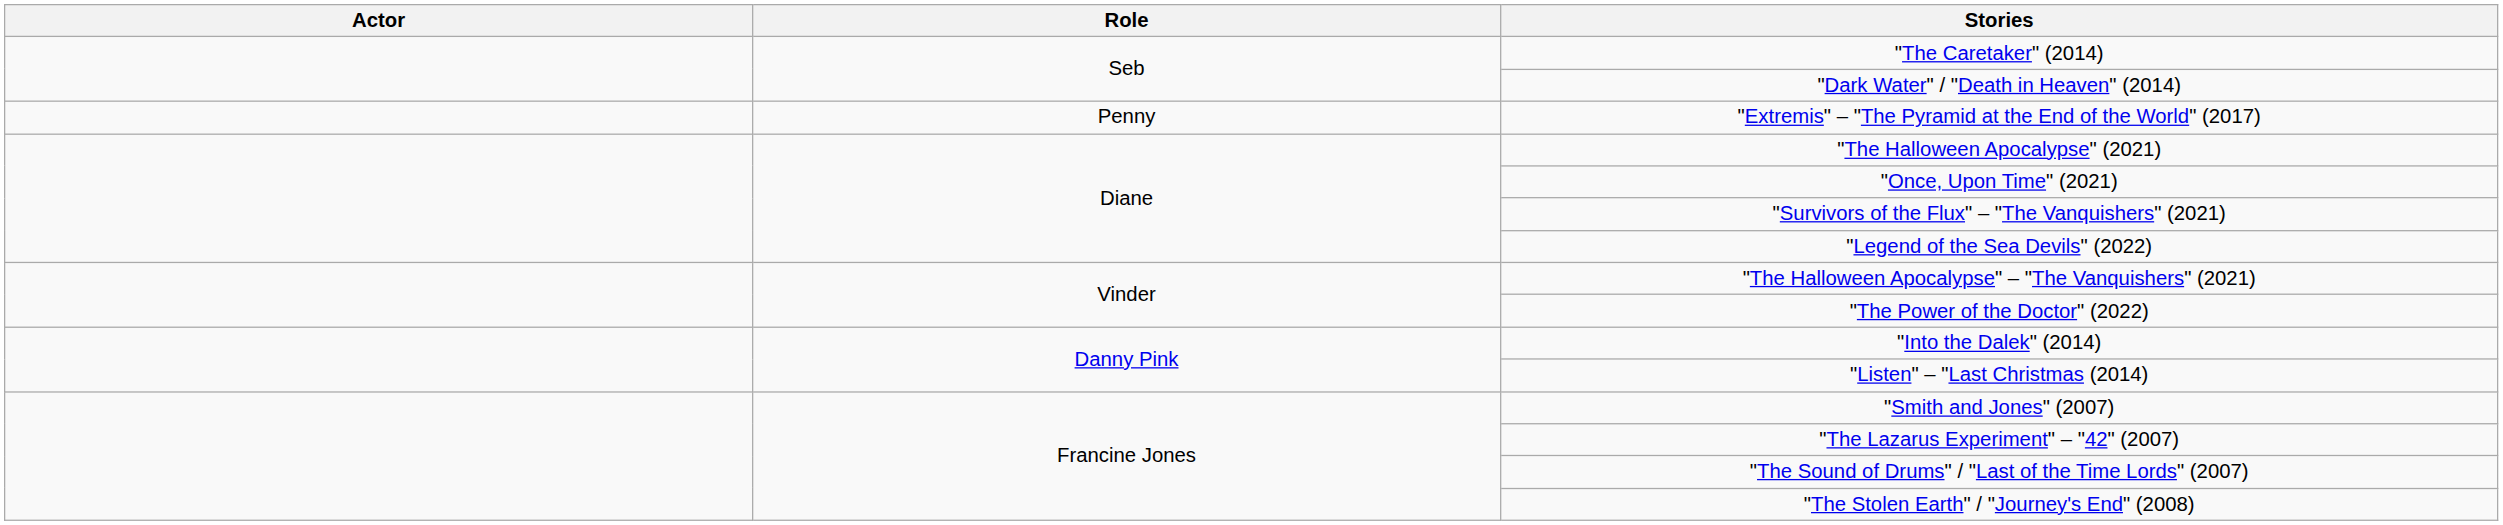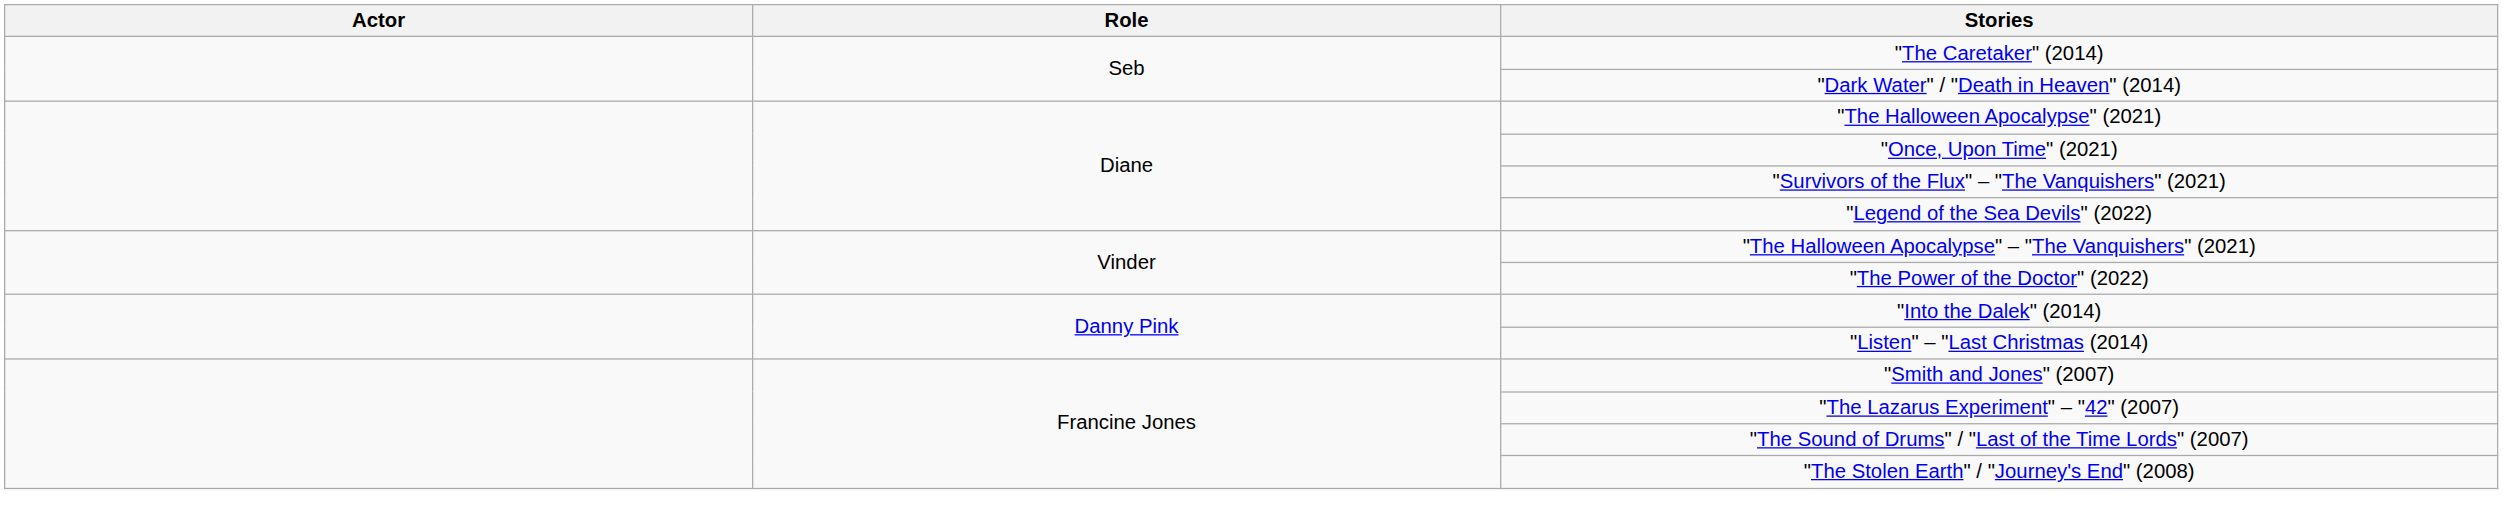- row: (1999, 117)
